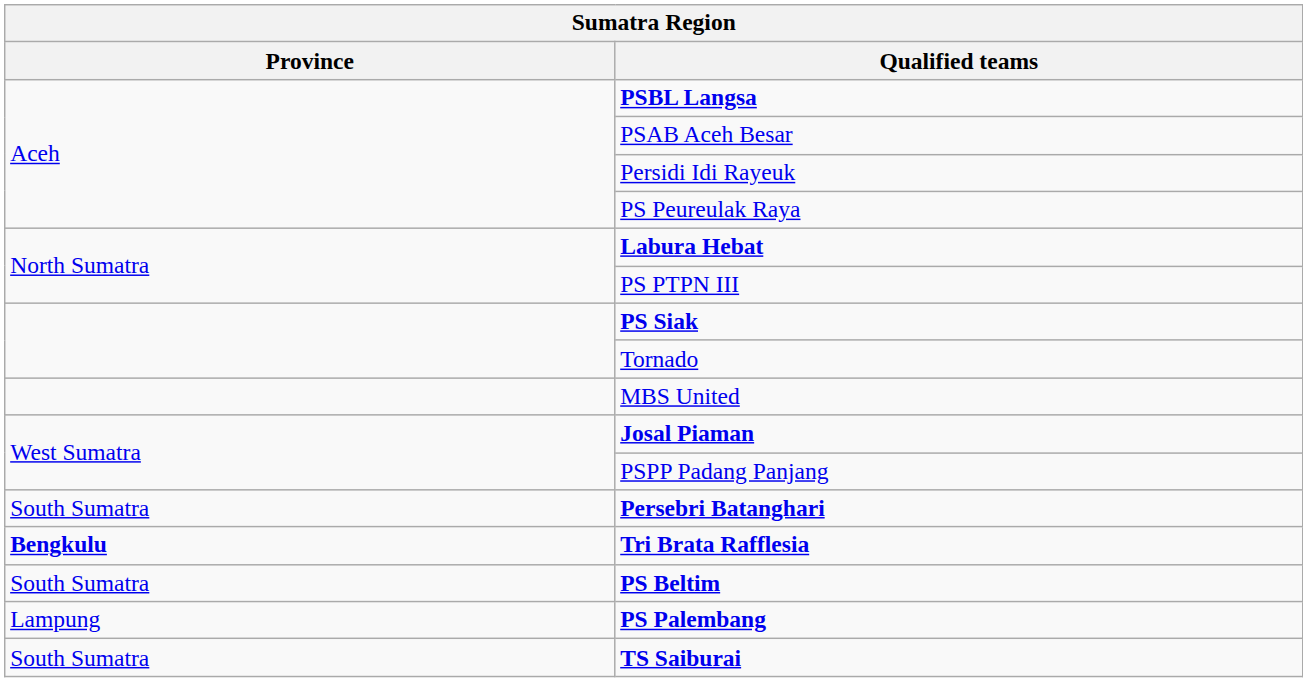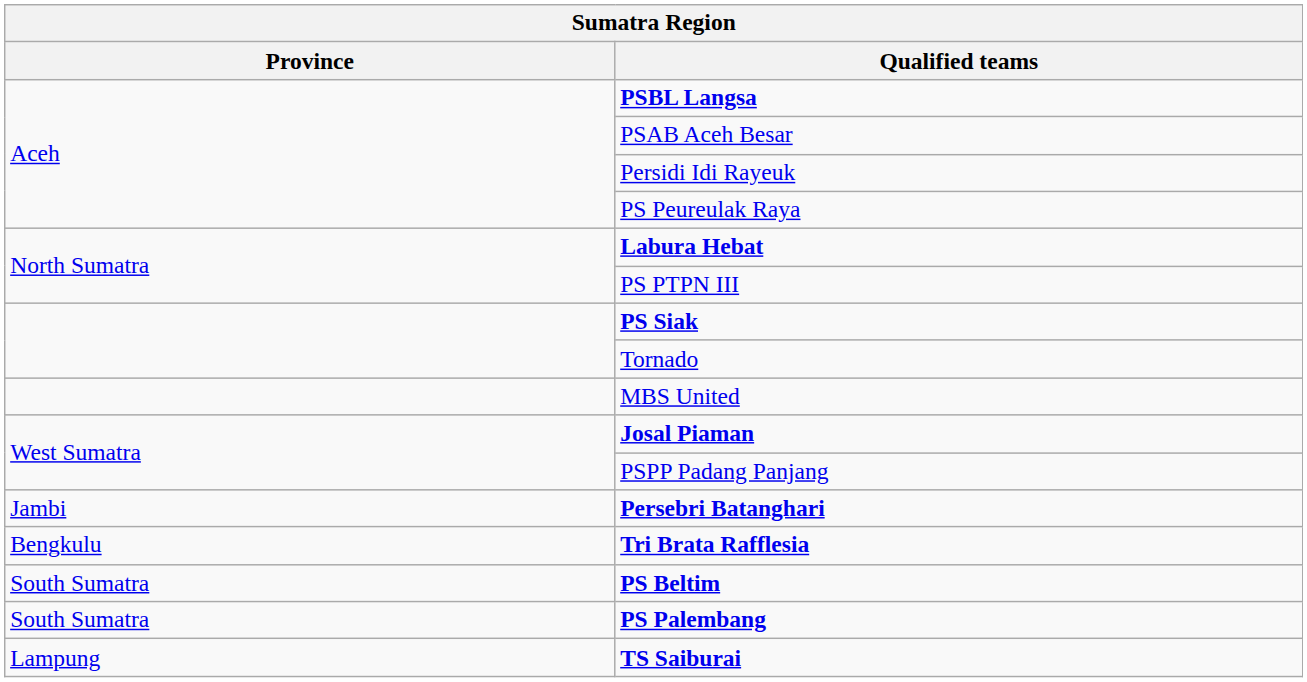(80, 508) South Sumatra -> (38, 508) Jambi
(59, 545) bold -> (56, 545) normal
(55, 619) Lampung -> (80, 619) South Sumatra
(80, 657) South Sumatra -> (55, 657) Lampung
